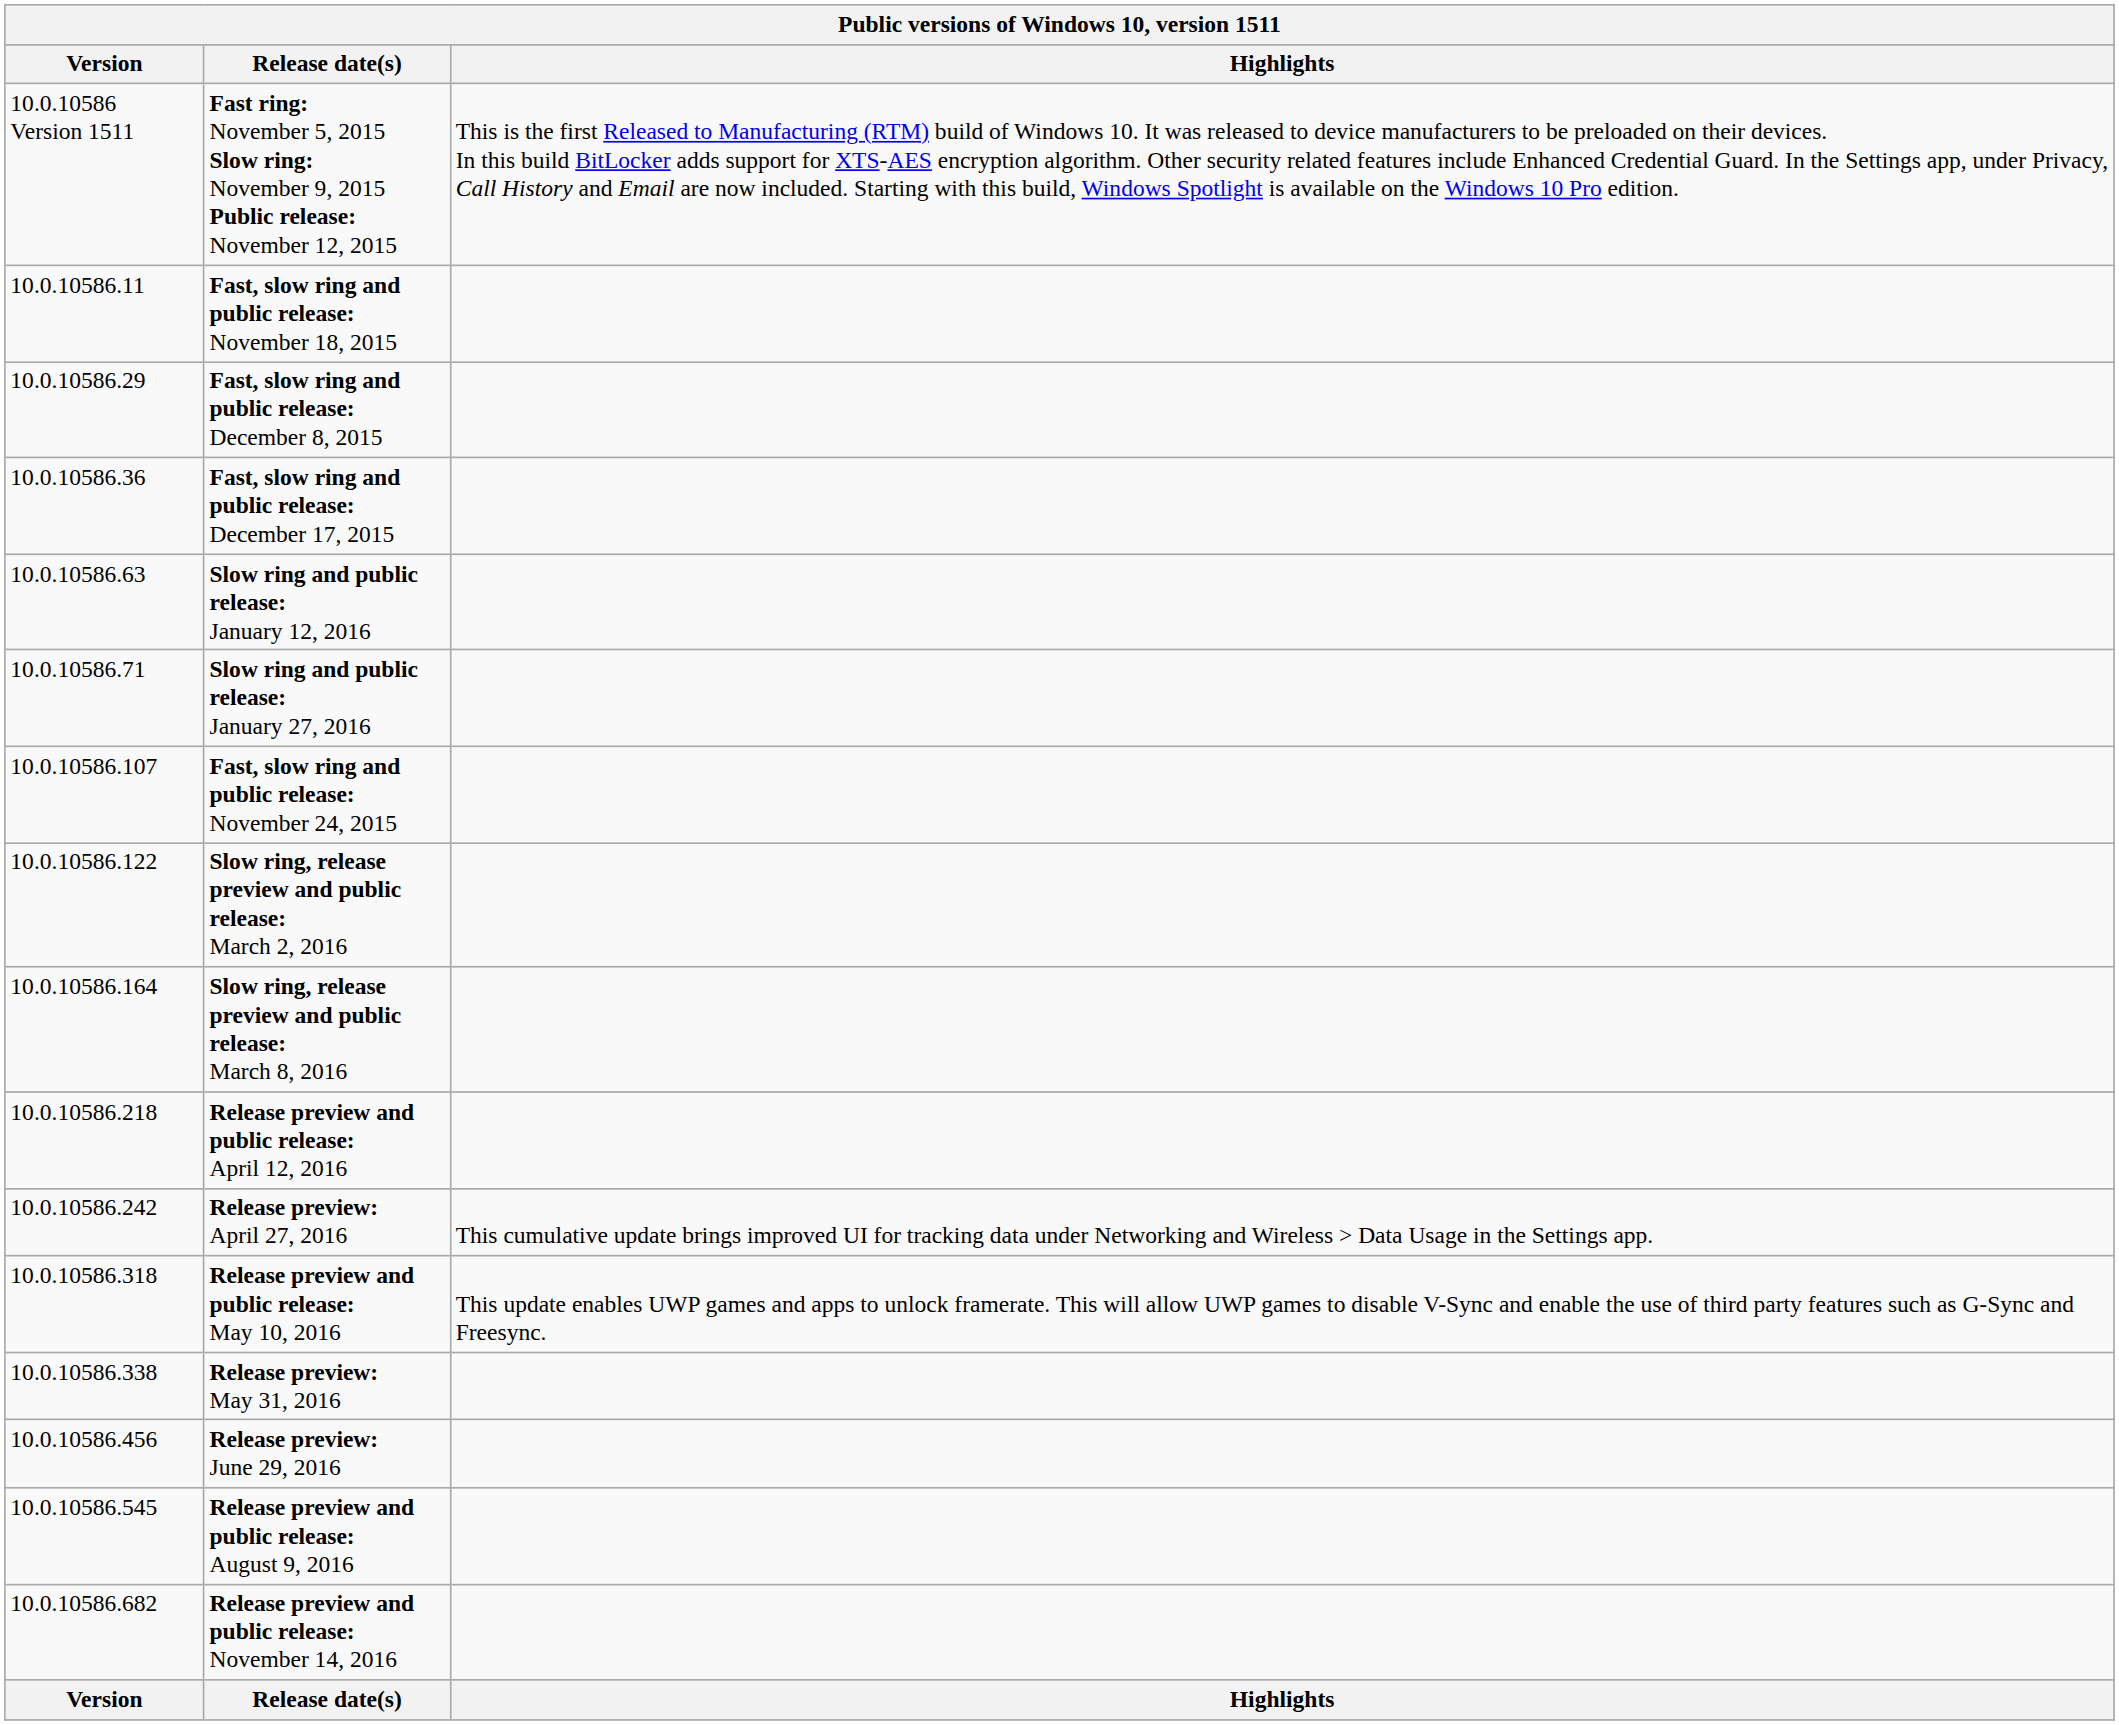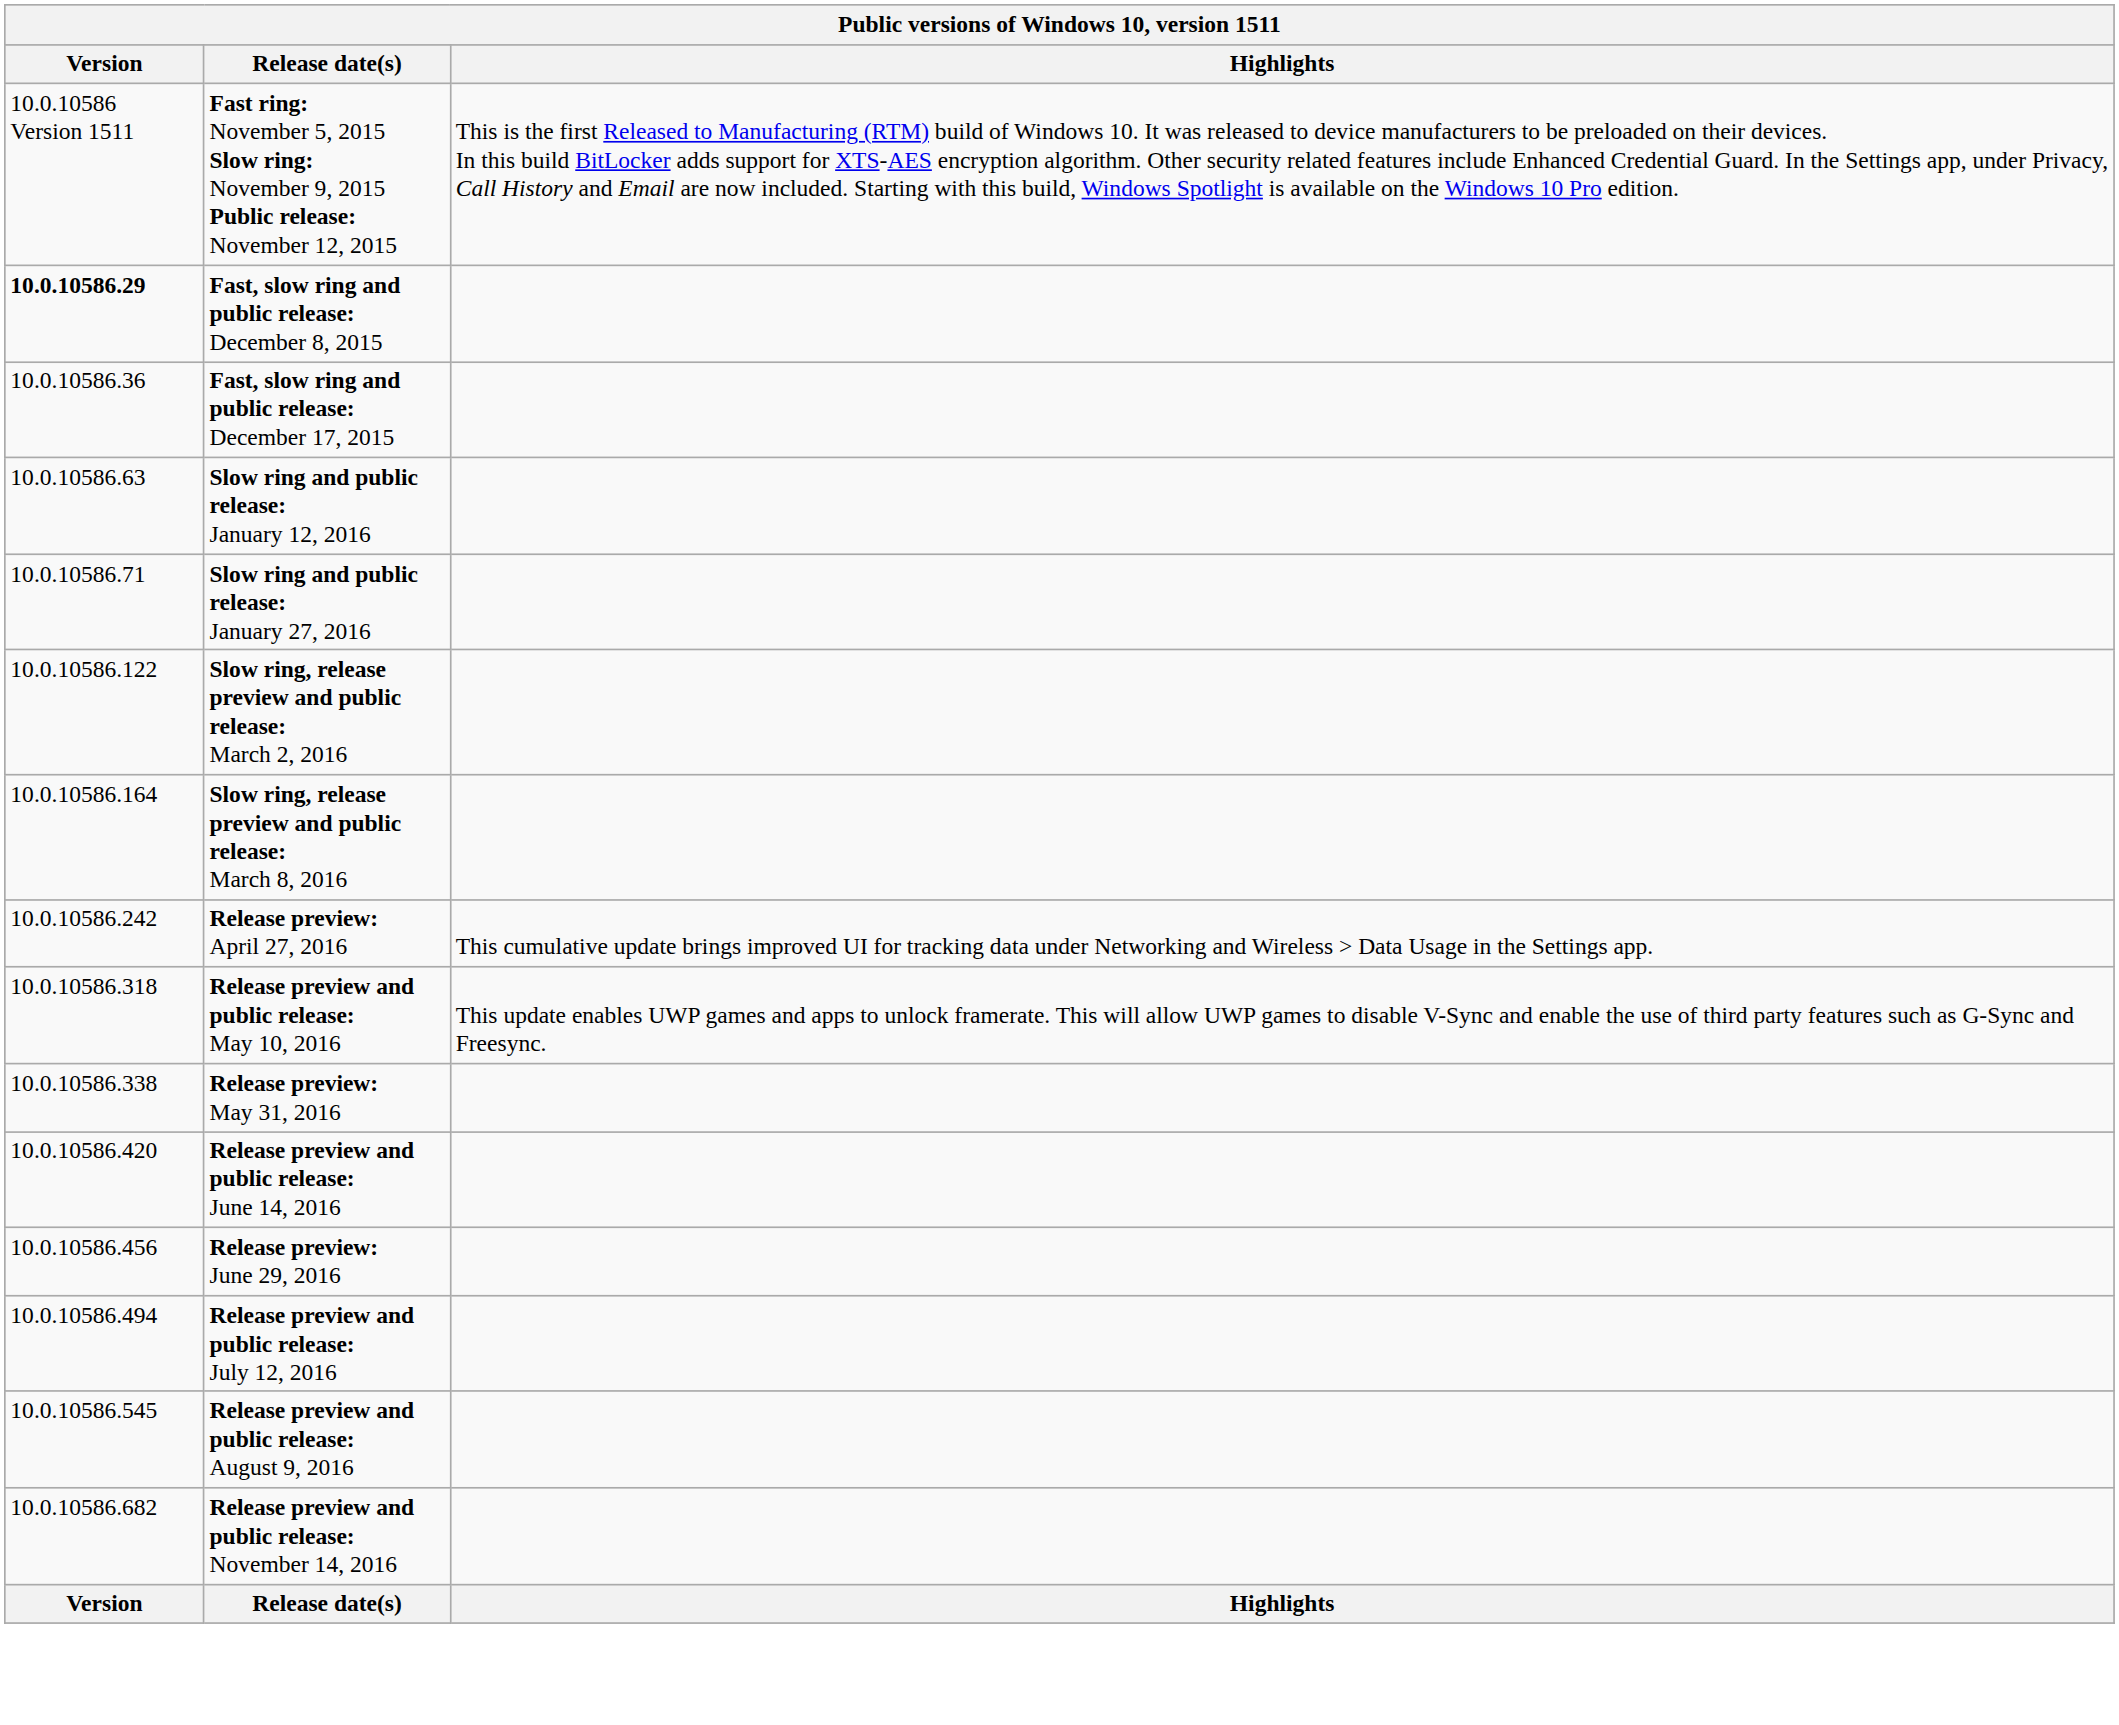- row: (305, 313)
(78, 380) normal -> (78, 284) bold
- row: (305, 794)
- row: (312, 1139)
+ row: (312, 1179)
+ row: (312, 1343)
